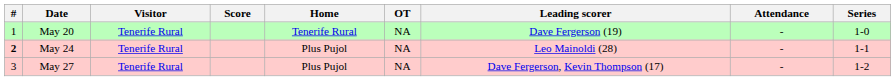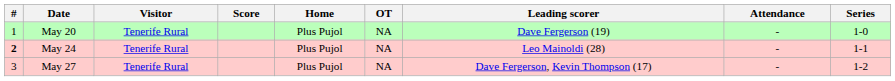(324, 31) Tenerife Rural -> (320, 31) Plus Pujol
